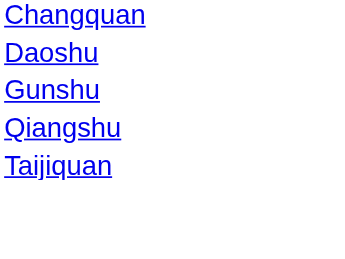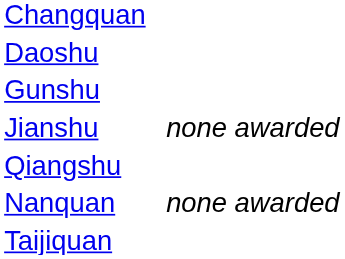+ row: (51, 128)
+ row: (60, 203)
